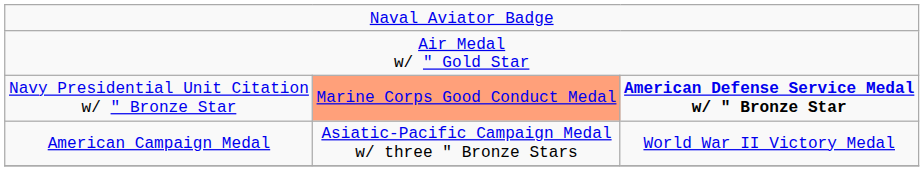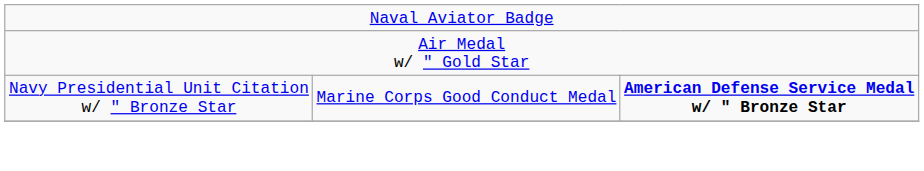(467, 98) lightsalmon background -> (467, 98) no background
- row: (159, 143)
